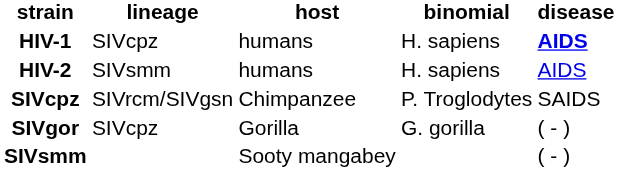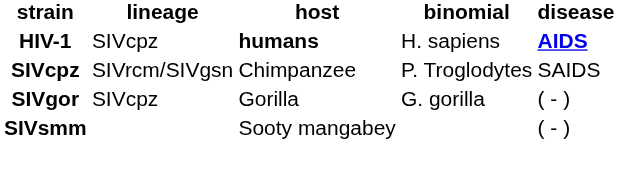(276, 41) normal -> (279, 41) bold
- row: (45, 70)
